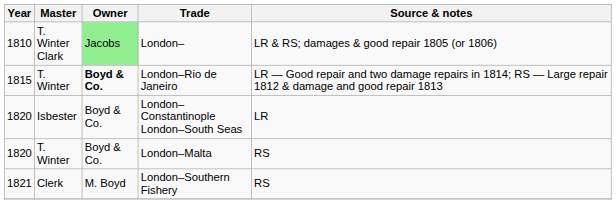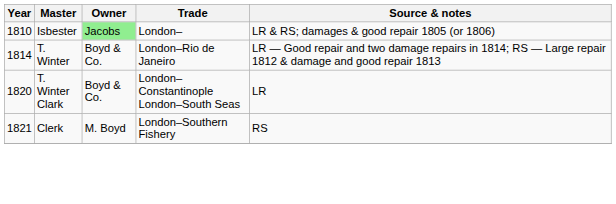(53, 43) T. Winter Clark -> (57, 31) Isbester
(19, 80) 1815 -> (19, 55) 1814
(104, 80) bold -> (103, 55) normal
(57, 117) Isbester -> (53, 91) T. Winter Clark
- row: (176, 153)
